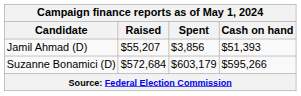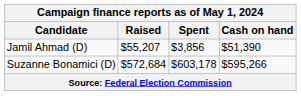(241, 47) $51,393 -> (241, 47) $51,390
(194, 64) $603,179 -> (194, 64) $603,178
